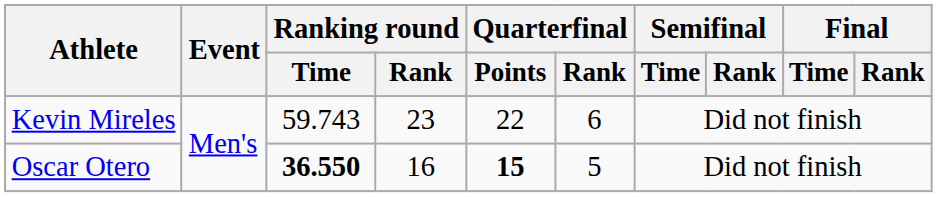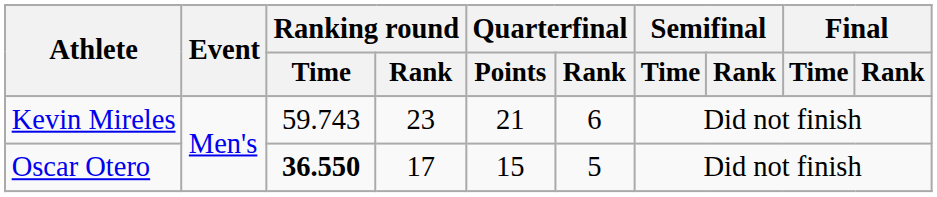(510, 119) 22 -> (510, 119) 21
(421, 166) 16 -> (421, 166) 17
(510, 166) bold -> (510, 166) normal
